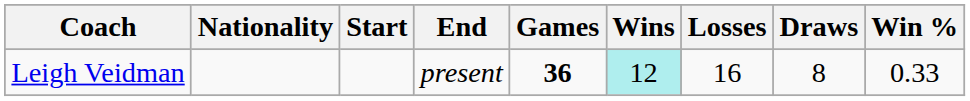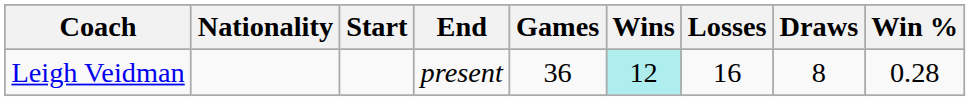(558, 71) bold -> (558, 71) normal
(915, 71) 0.33 -> (915, 71) 0.28
